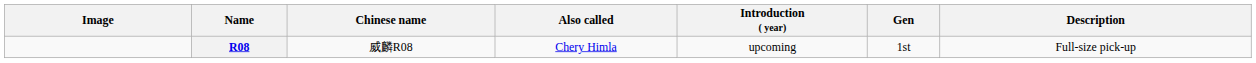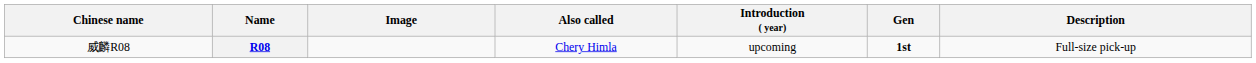columns swapped: (98, 20) <-> (391, 20)
(904, 47) normal -> (904, 47) bold
